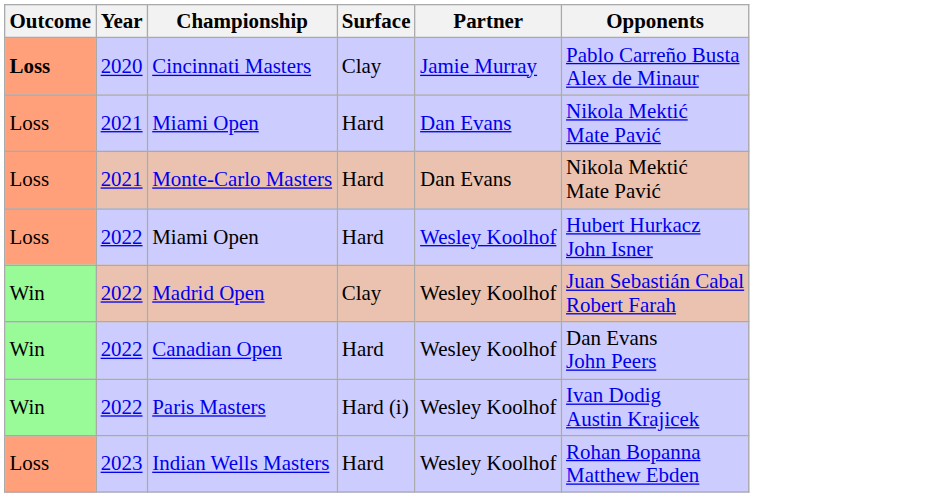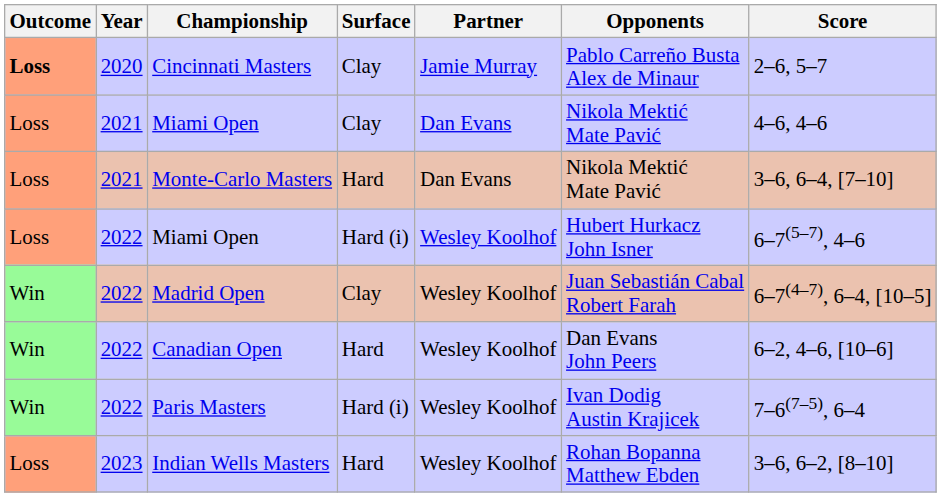+ column: (843, 21)
(363, 122) Hard -> (362, 122) Clay
(363, 236) Hard -> (375, 236) Hard (i)
